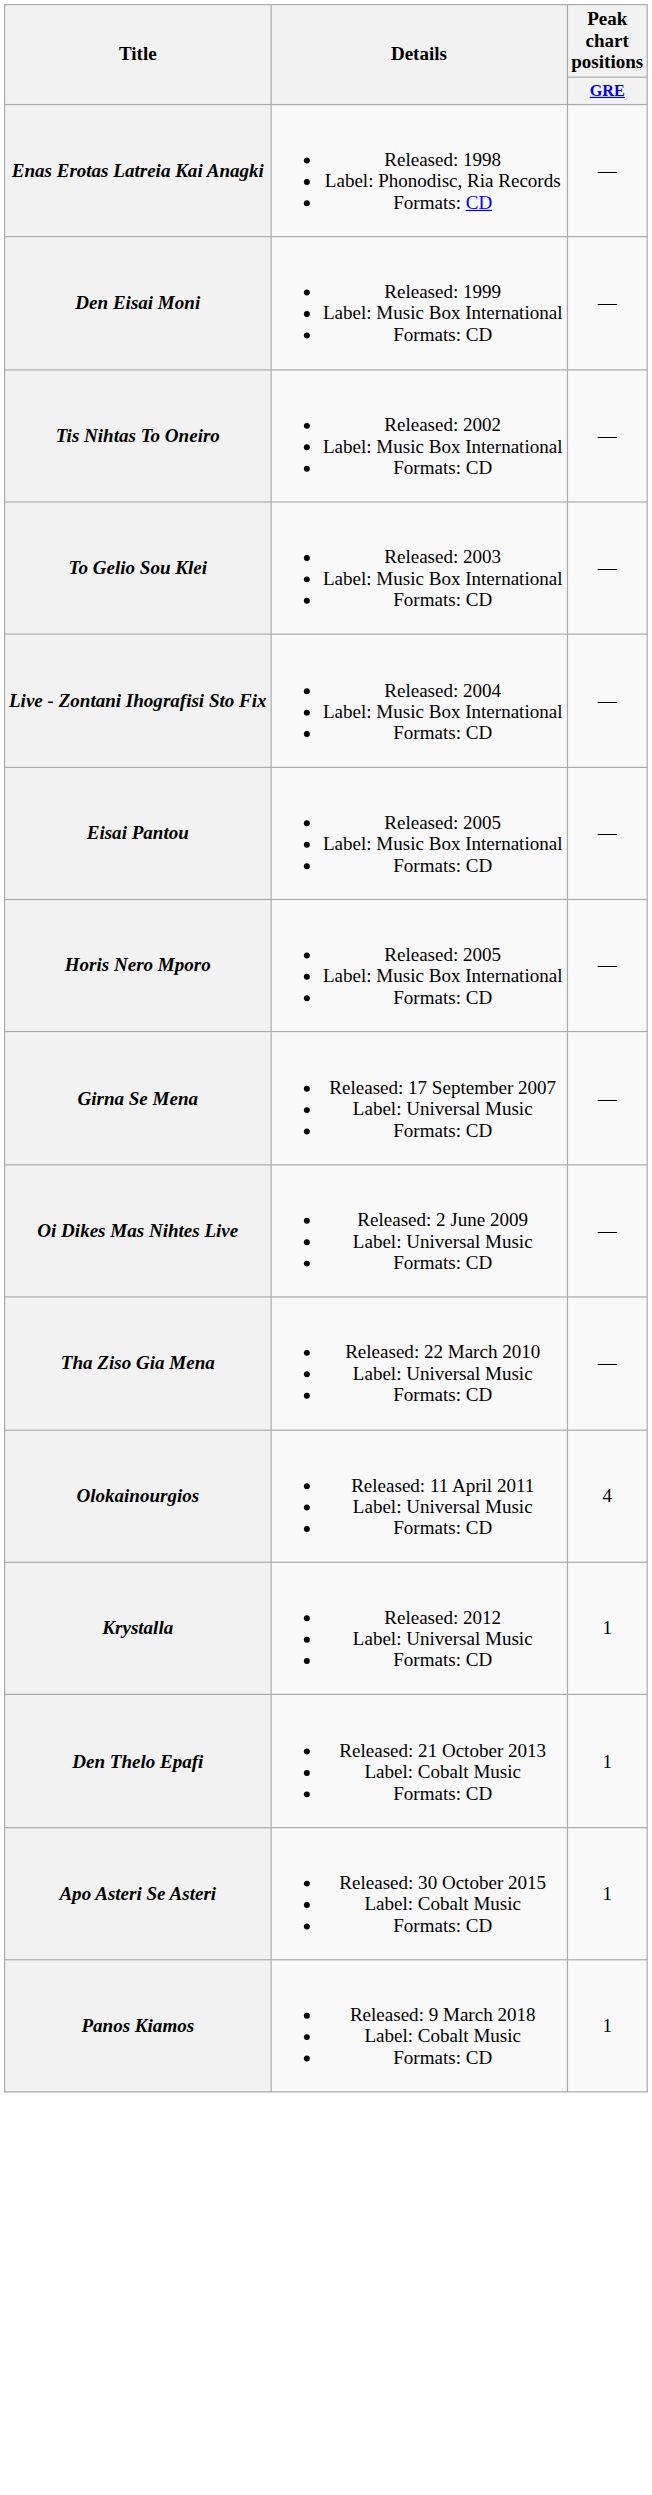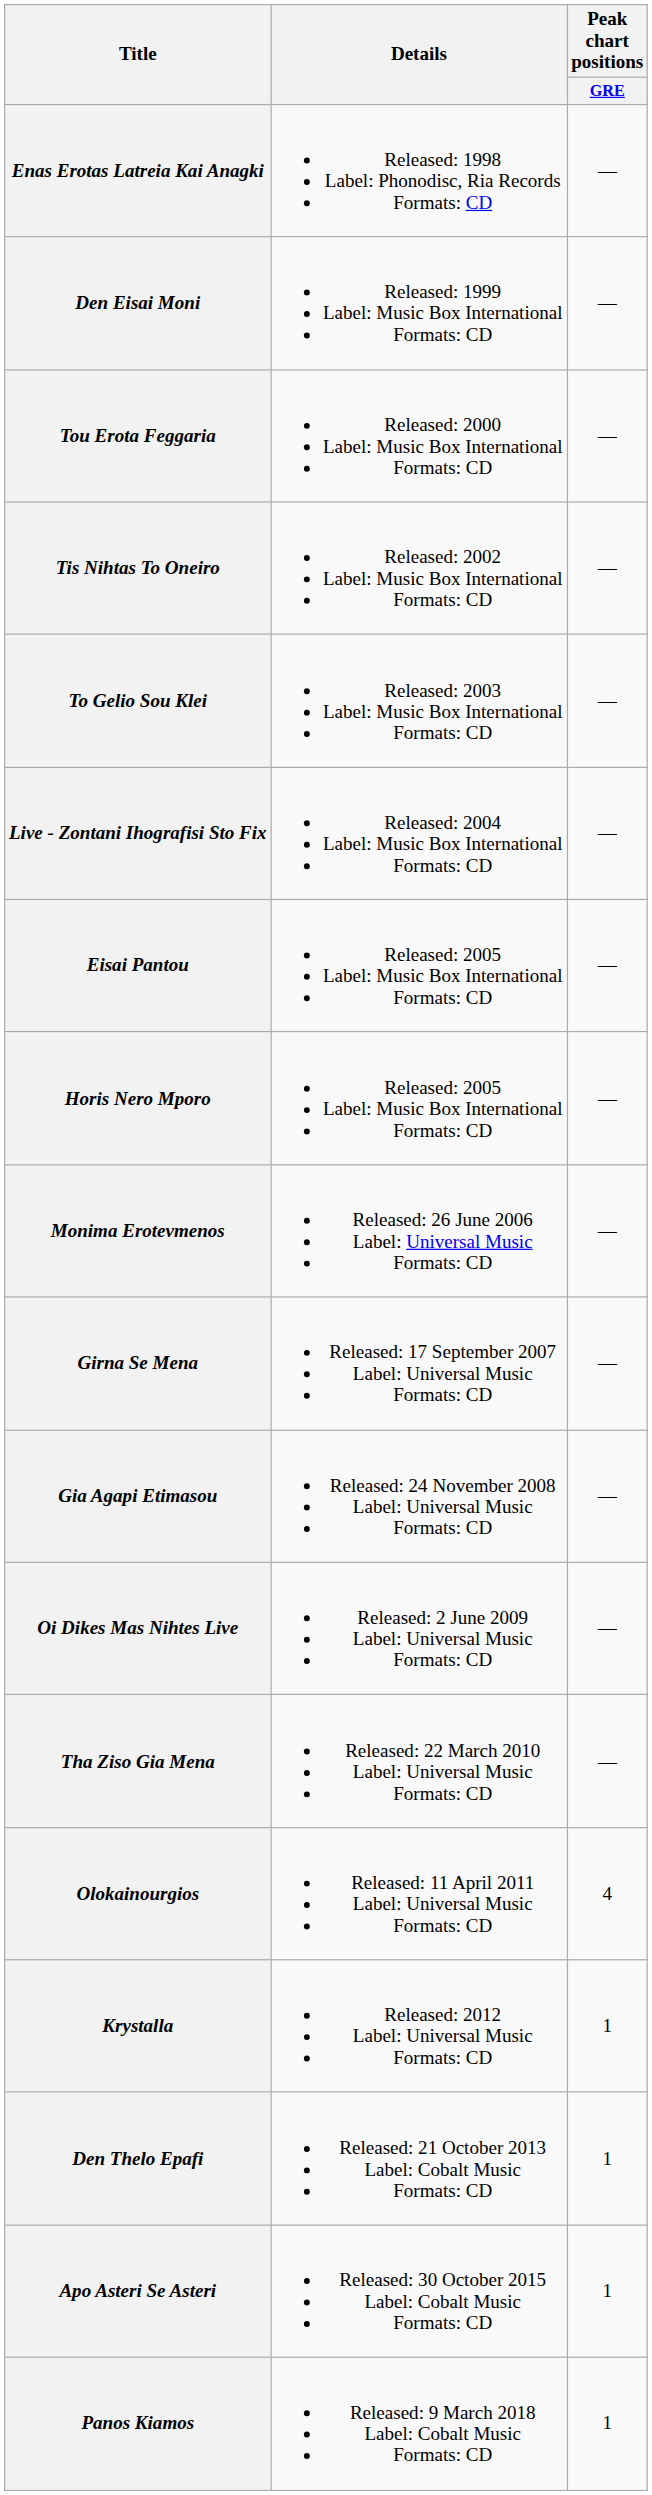+ row: (138, 435)
+ row: (138, 1230)
+ row: (138, 1495)
